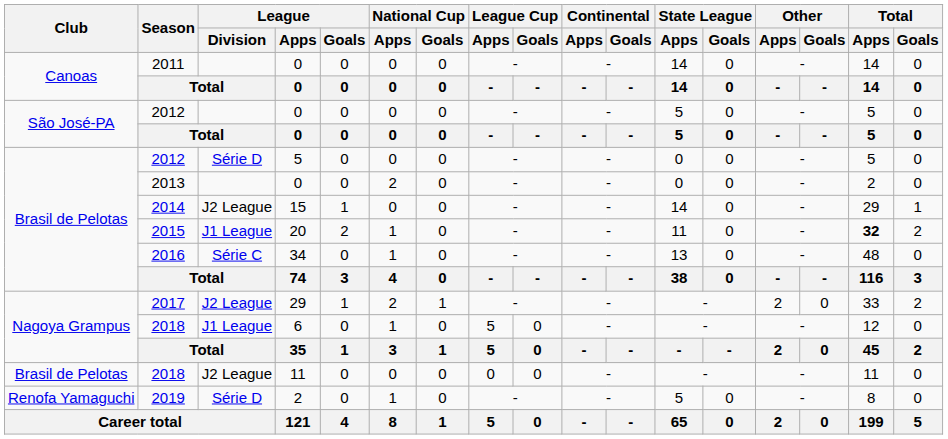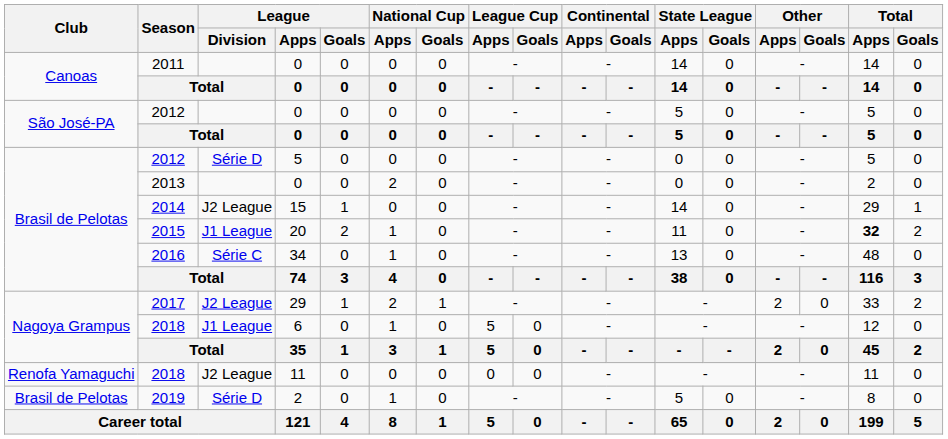(71, 374) Brasil de Pelotas -> (71, 374) Renofa Yamaguchi
(71, 398) Renofa Yamaguchi -> (71, 398) Brasil de Pelotas
